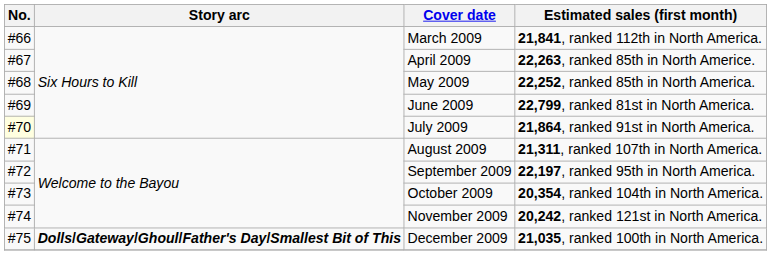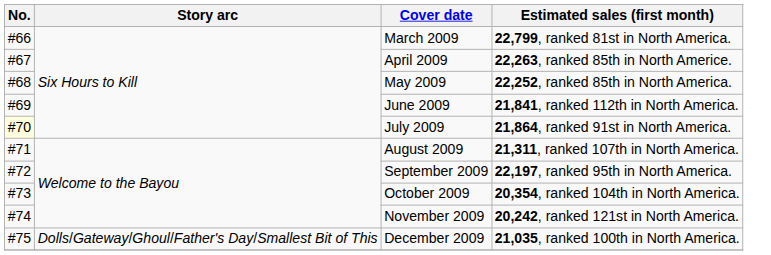(640, 37) 21,841, ranked 112th in North America. -> (613, 37) 22,799, ranked 81st in North America.
(636, 104) 22,799, ranked 81st in North America. -> (617, 104) 21,841, ranked 112th in North America.
(219, 238) bold -> (208, 238) normal
